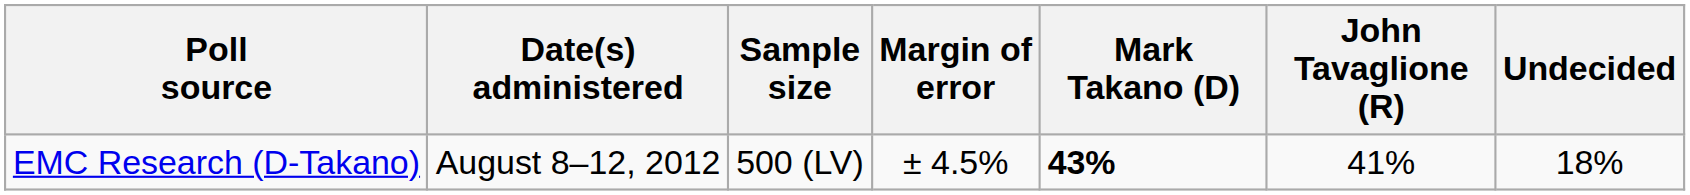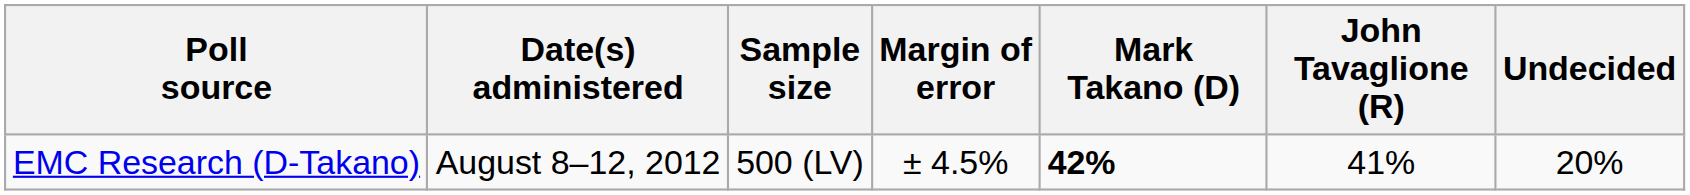(1082, 161) 43% -> (1082, 161) 42%
(1590, 161) 18% -> (1590, 161) 20%
